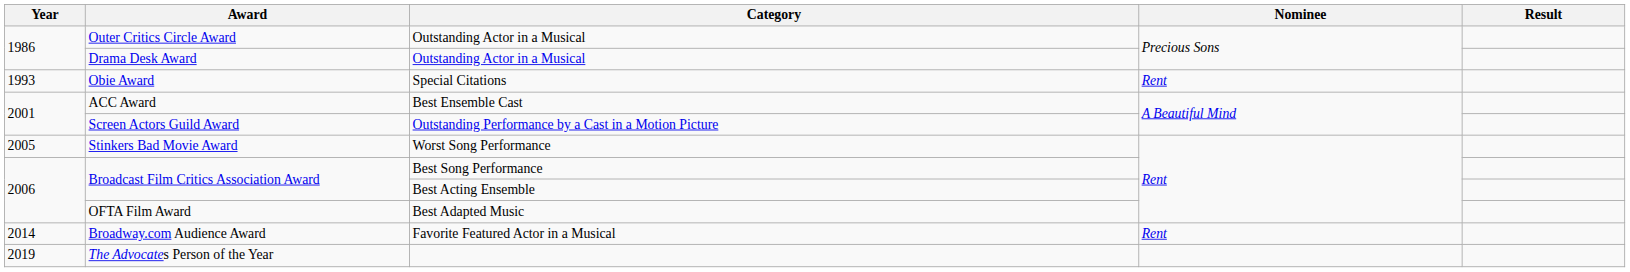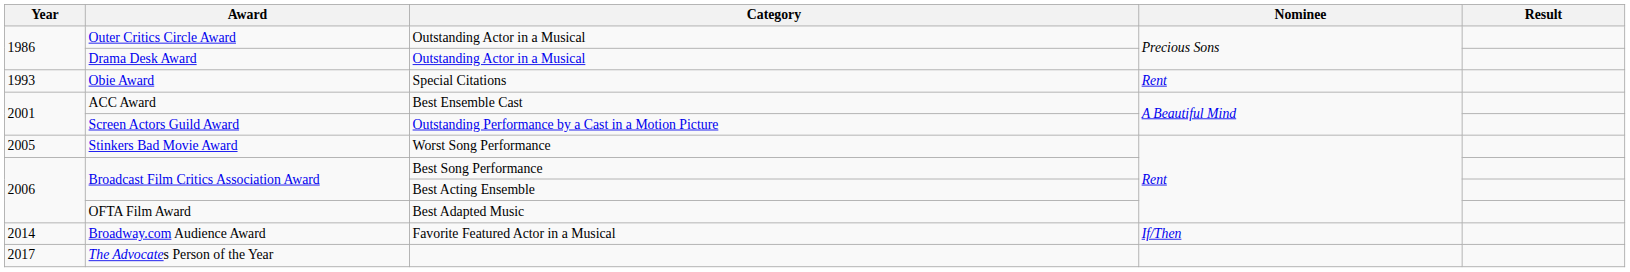(1154, 233) Rent -> (1162, 233) If/Then
(21, 255) 2019 -> (21, 255) 2017
